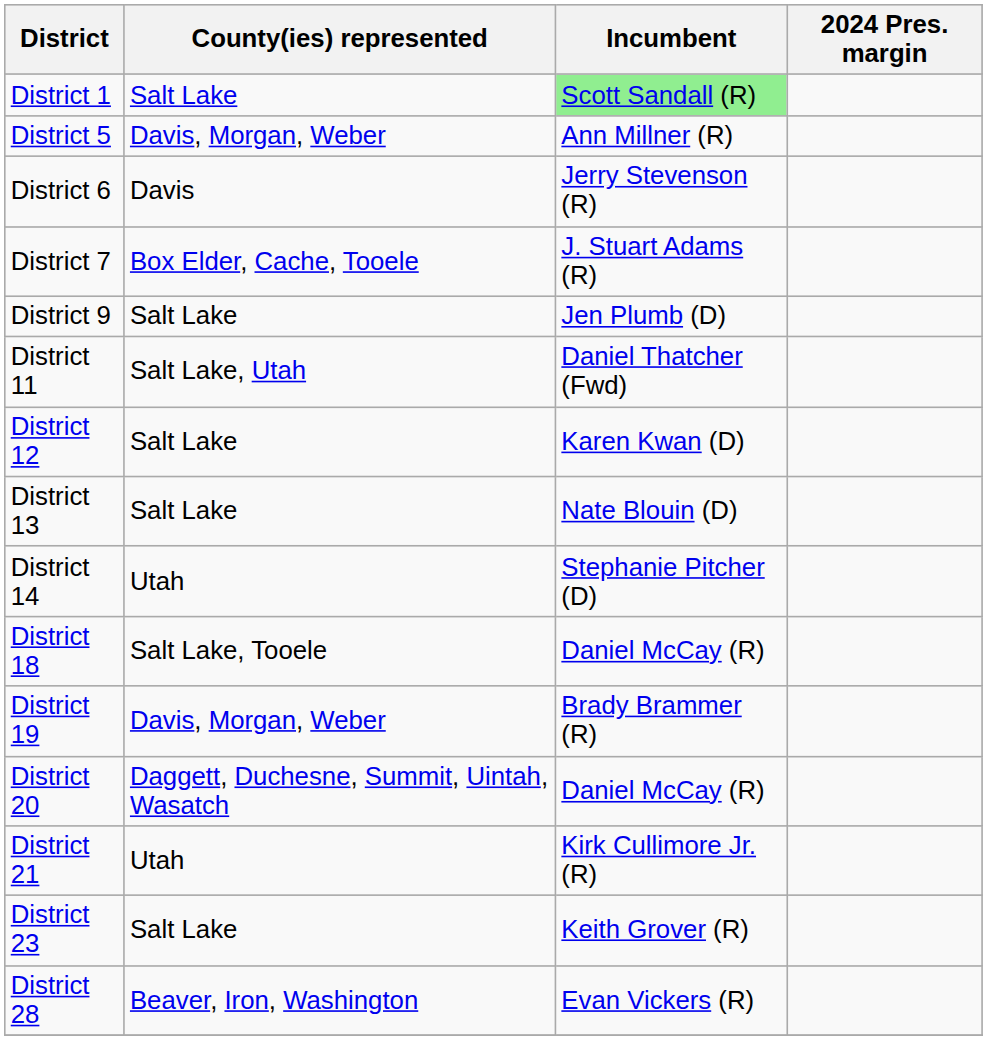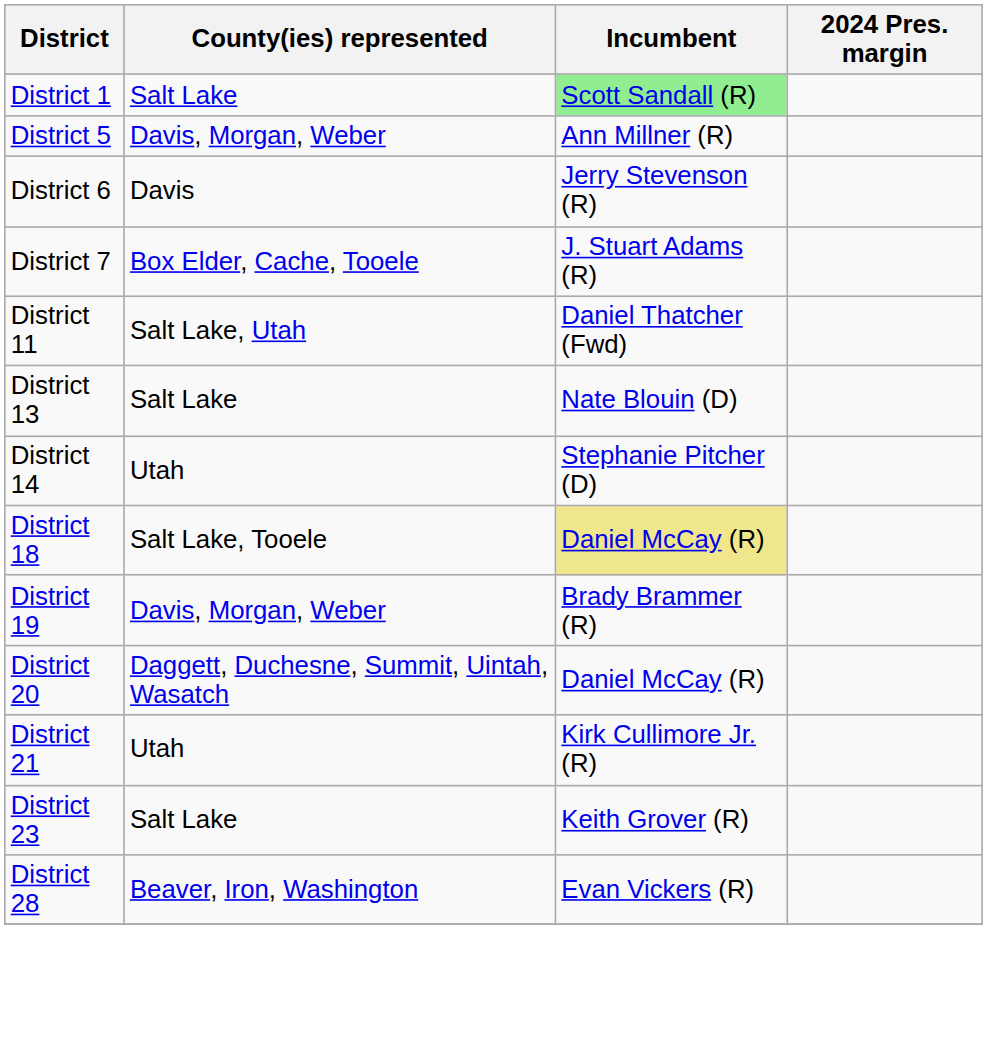- row: (61, 316)
- row: (50, 441)
(663, 650) no background -> (663, 540) khaki background
